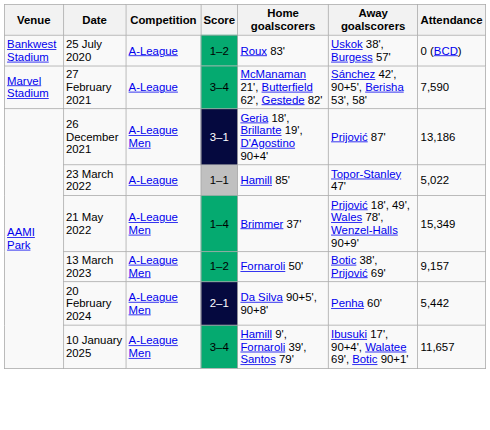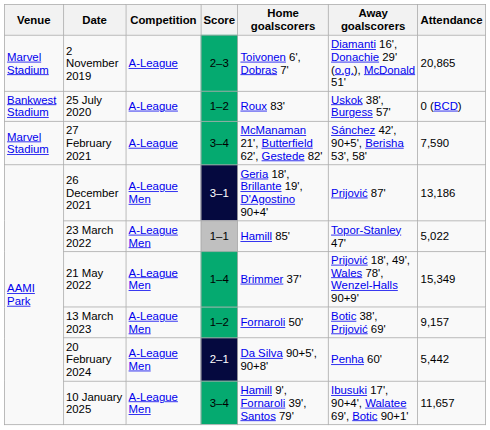+ row: (92, 63)
(153, 180) A-League -> (153, 236) A-League Men
